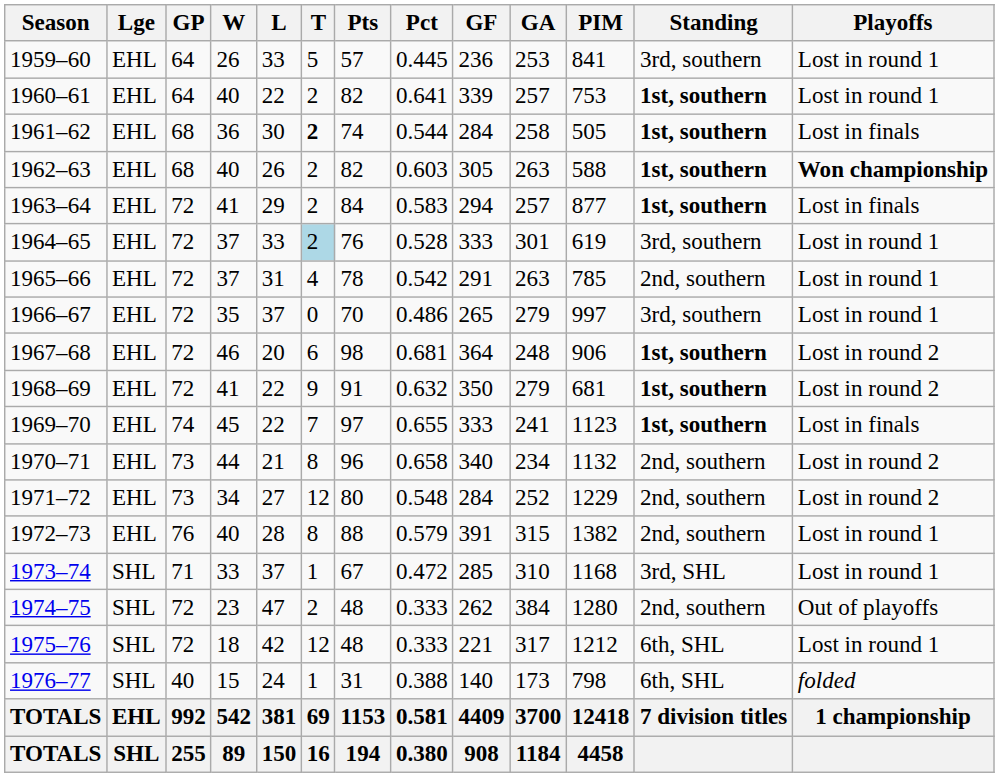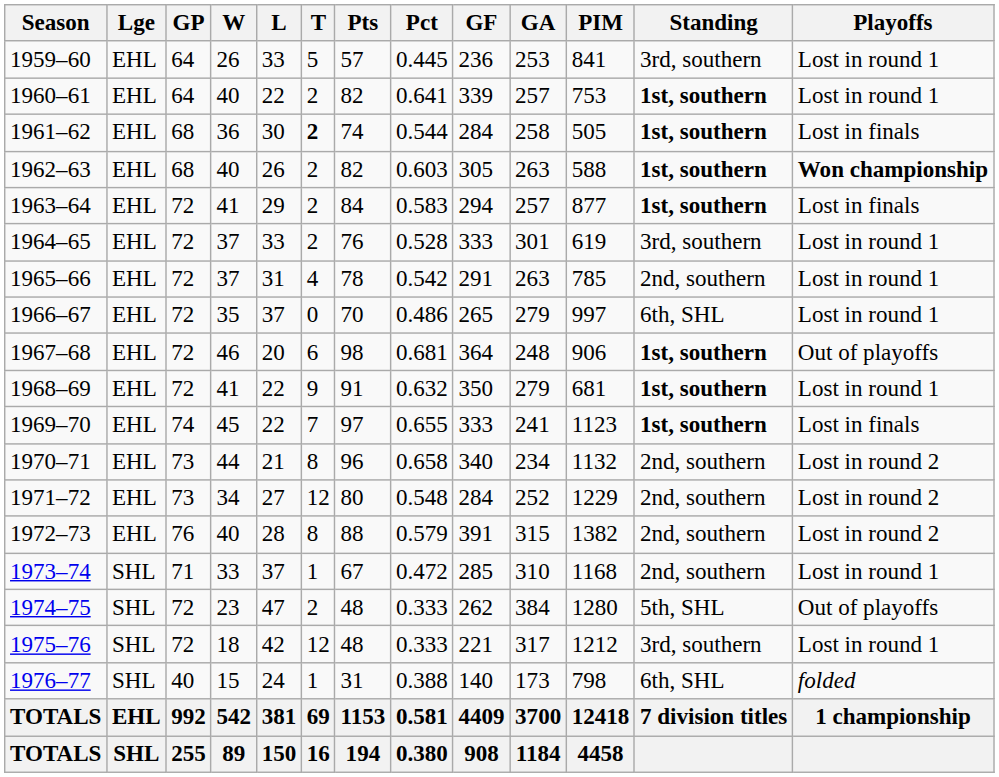(313, 242) lightblue background -> (313, 242) no background
(701, 315) 3rd, southern -> (682, 315) 6th, SHL
(869, 351) Lost in round 2 -> (868, 351) Out of playoffs
(869, 388) Lost in round 2 -> (869, 388) Lost in round 1
(869, 534) Lost in round 1 -> (869, 534) Lost in round 2
(683, 570) 3rd, SHL -> (703, 570) 2nd, southern
(703, 607) 2nd, southern -> (682, 607) 5th, SHL
(682, 643) 6th, SHL -> (701, 643) 3rd, southern
